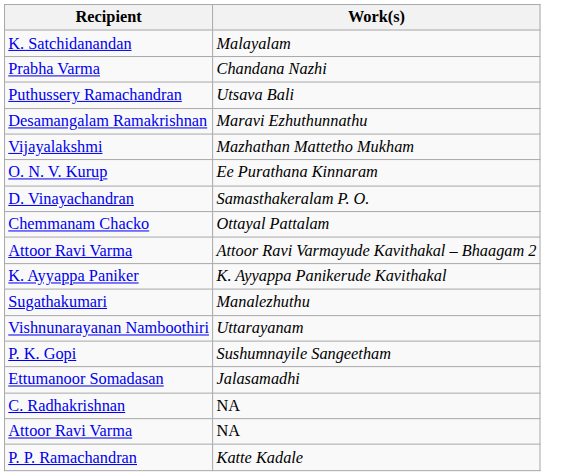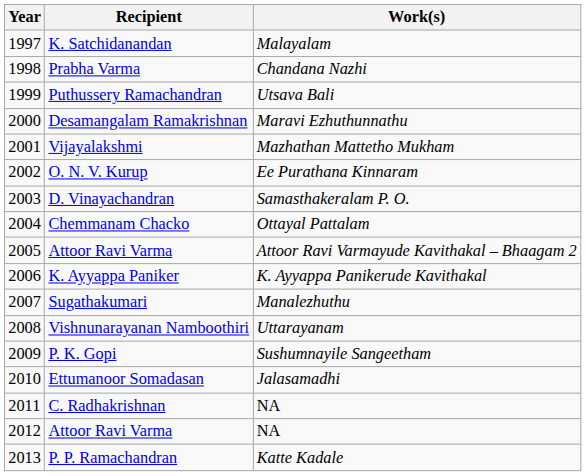+ column: (25, 17)
